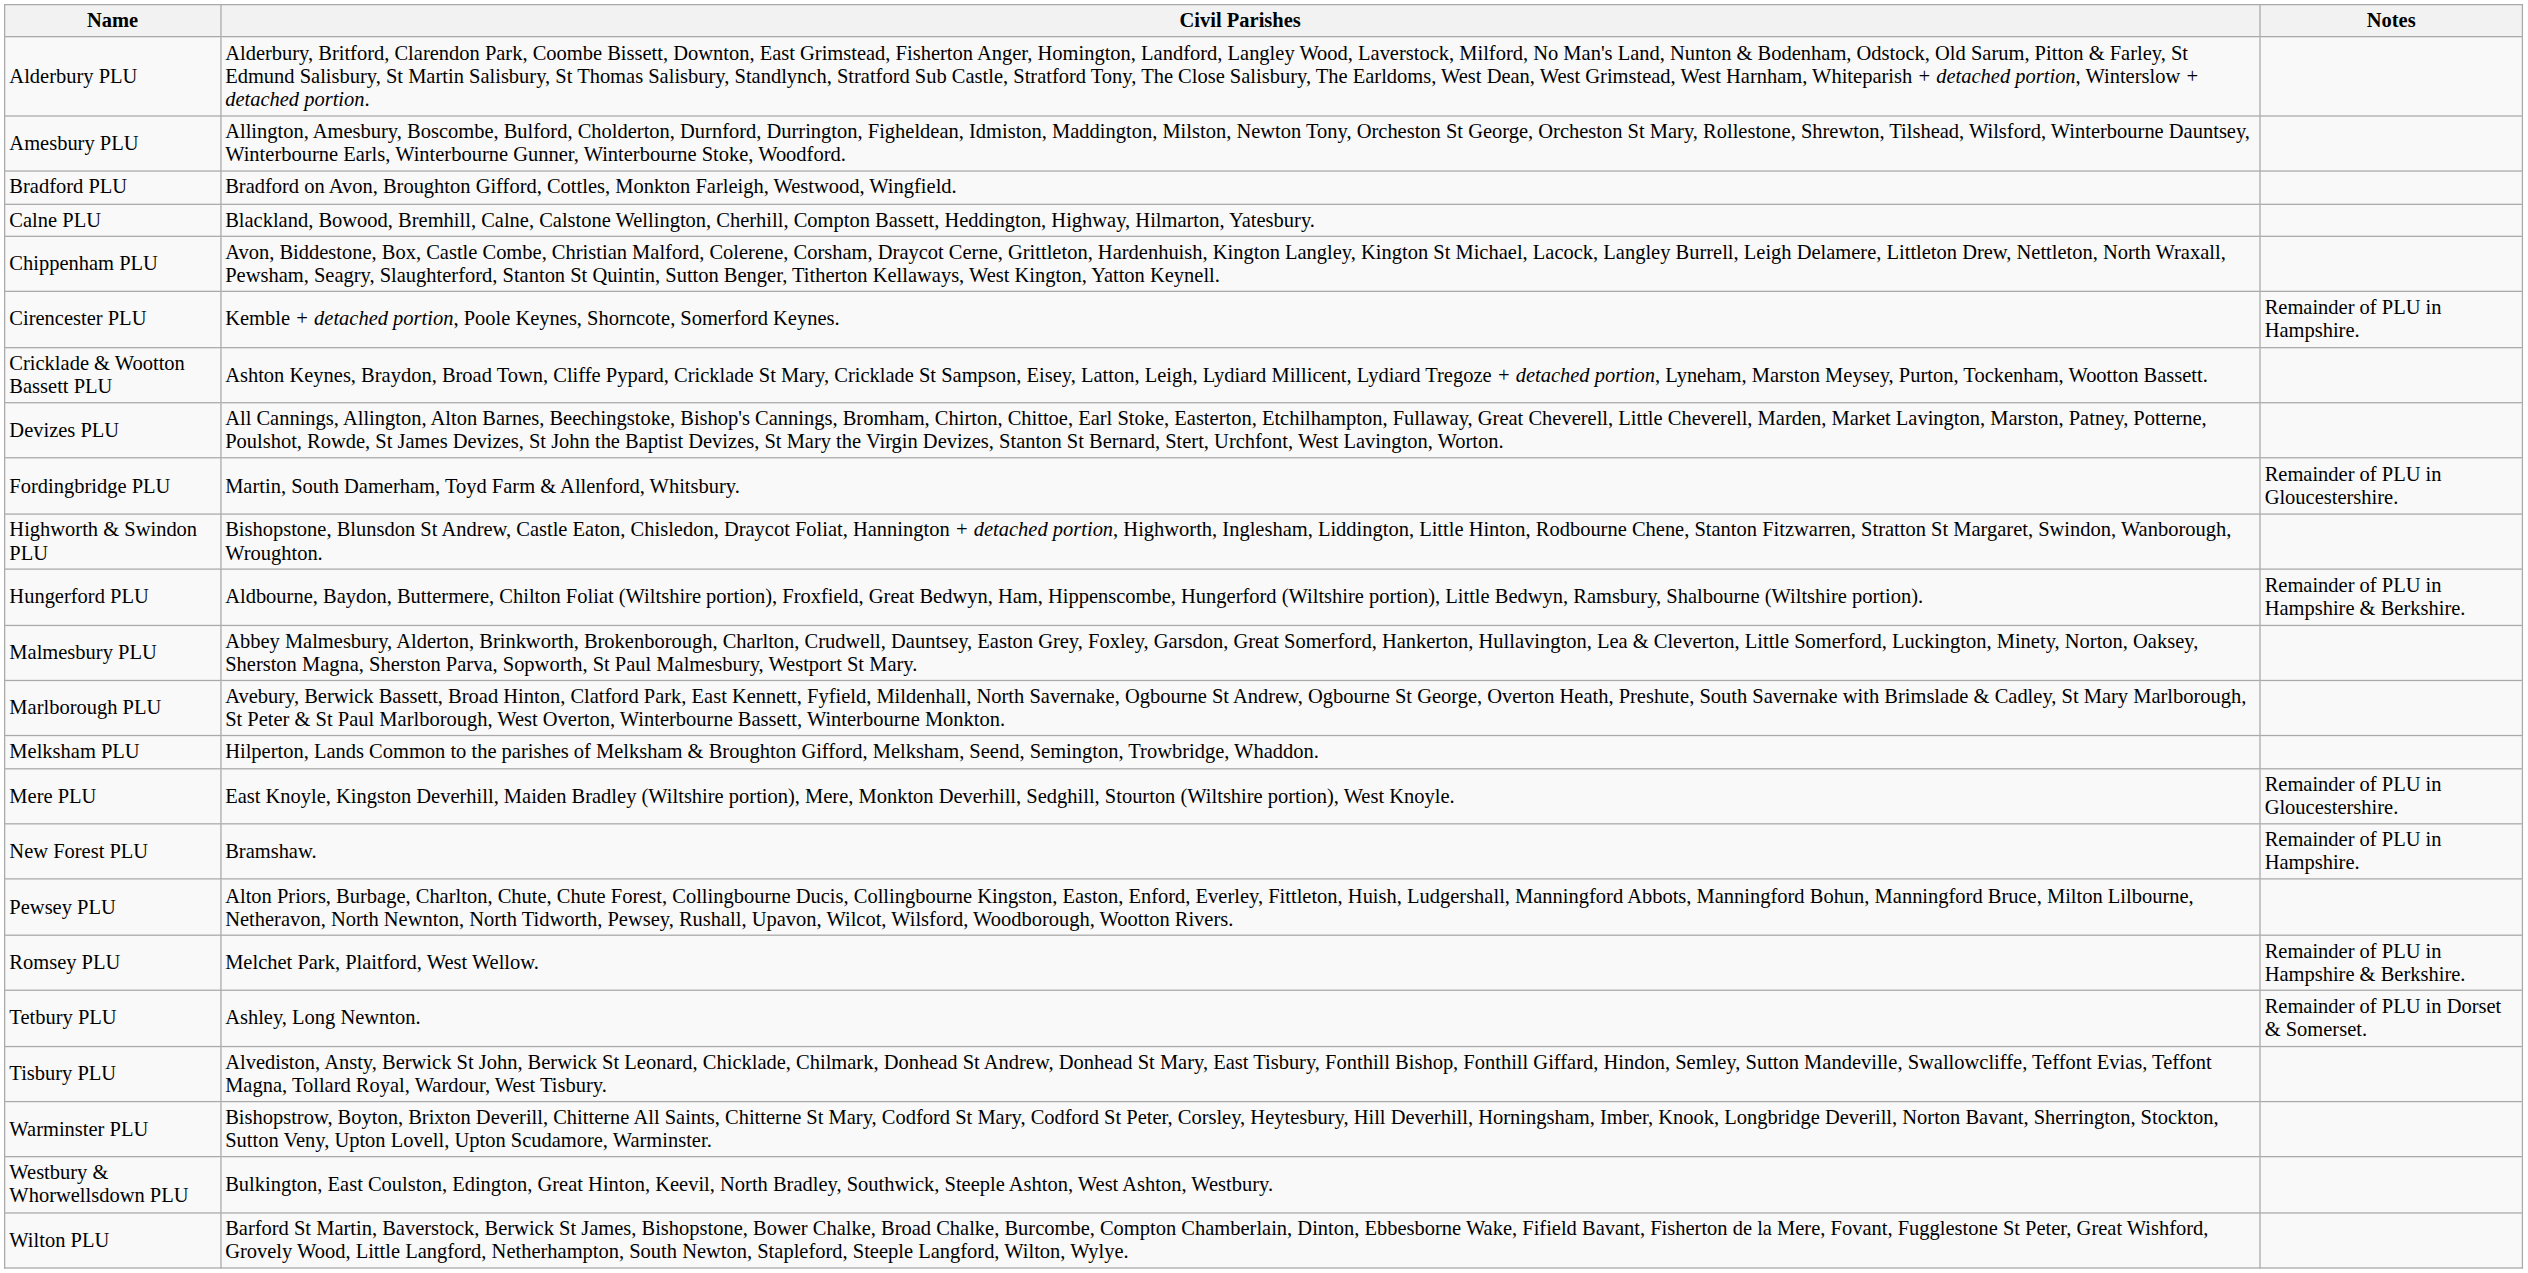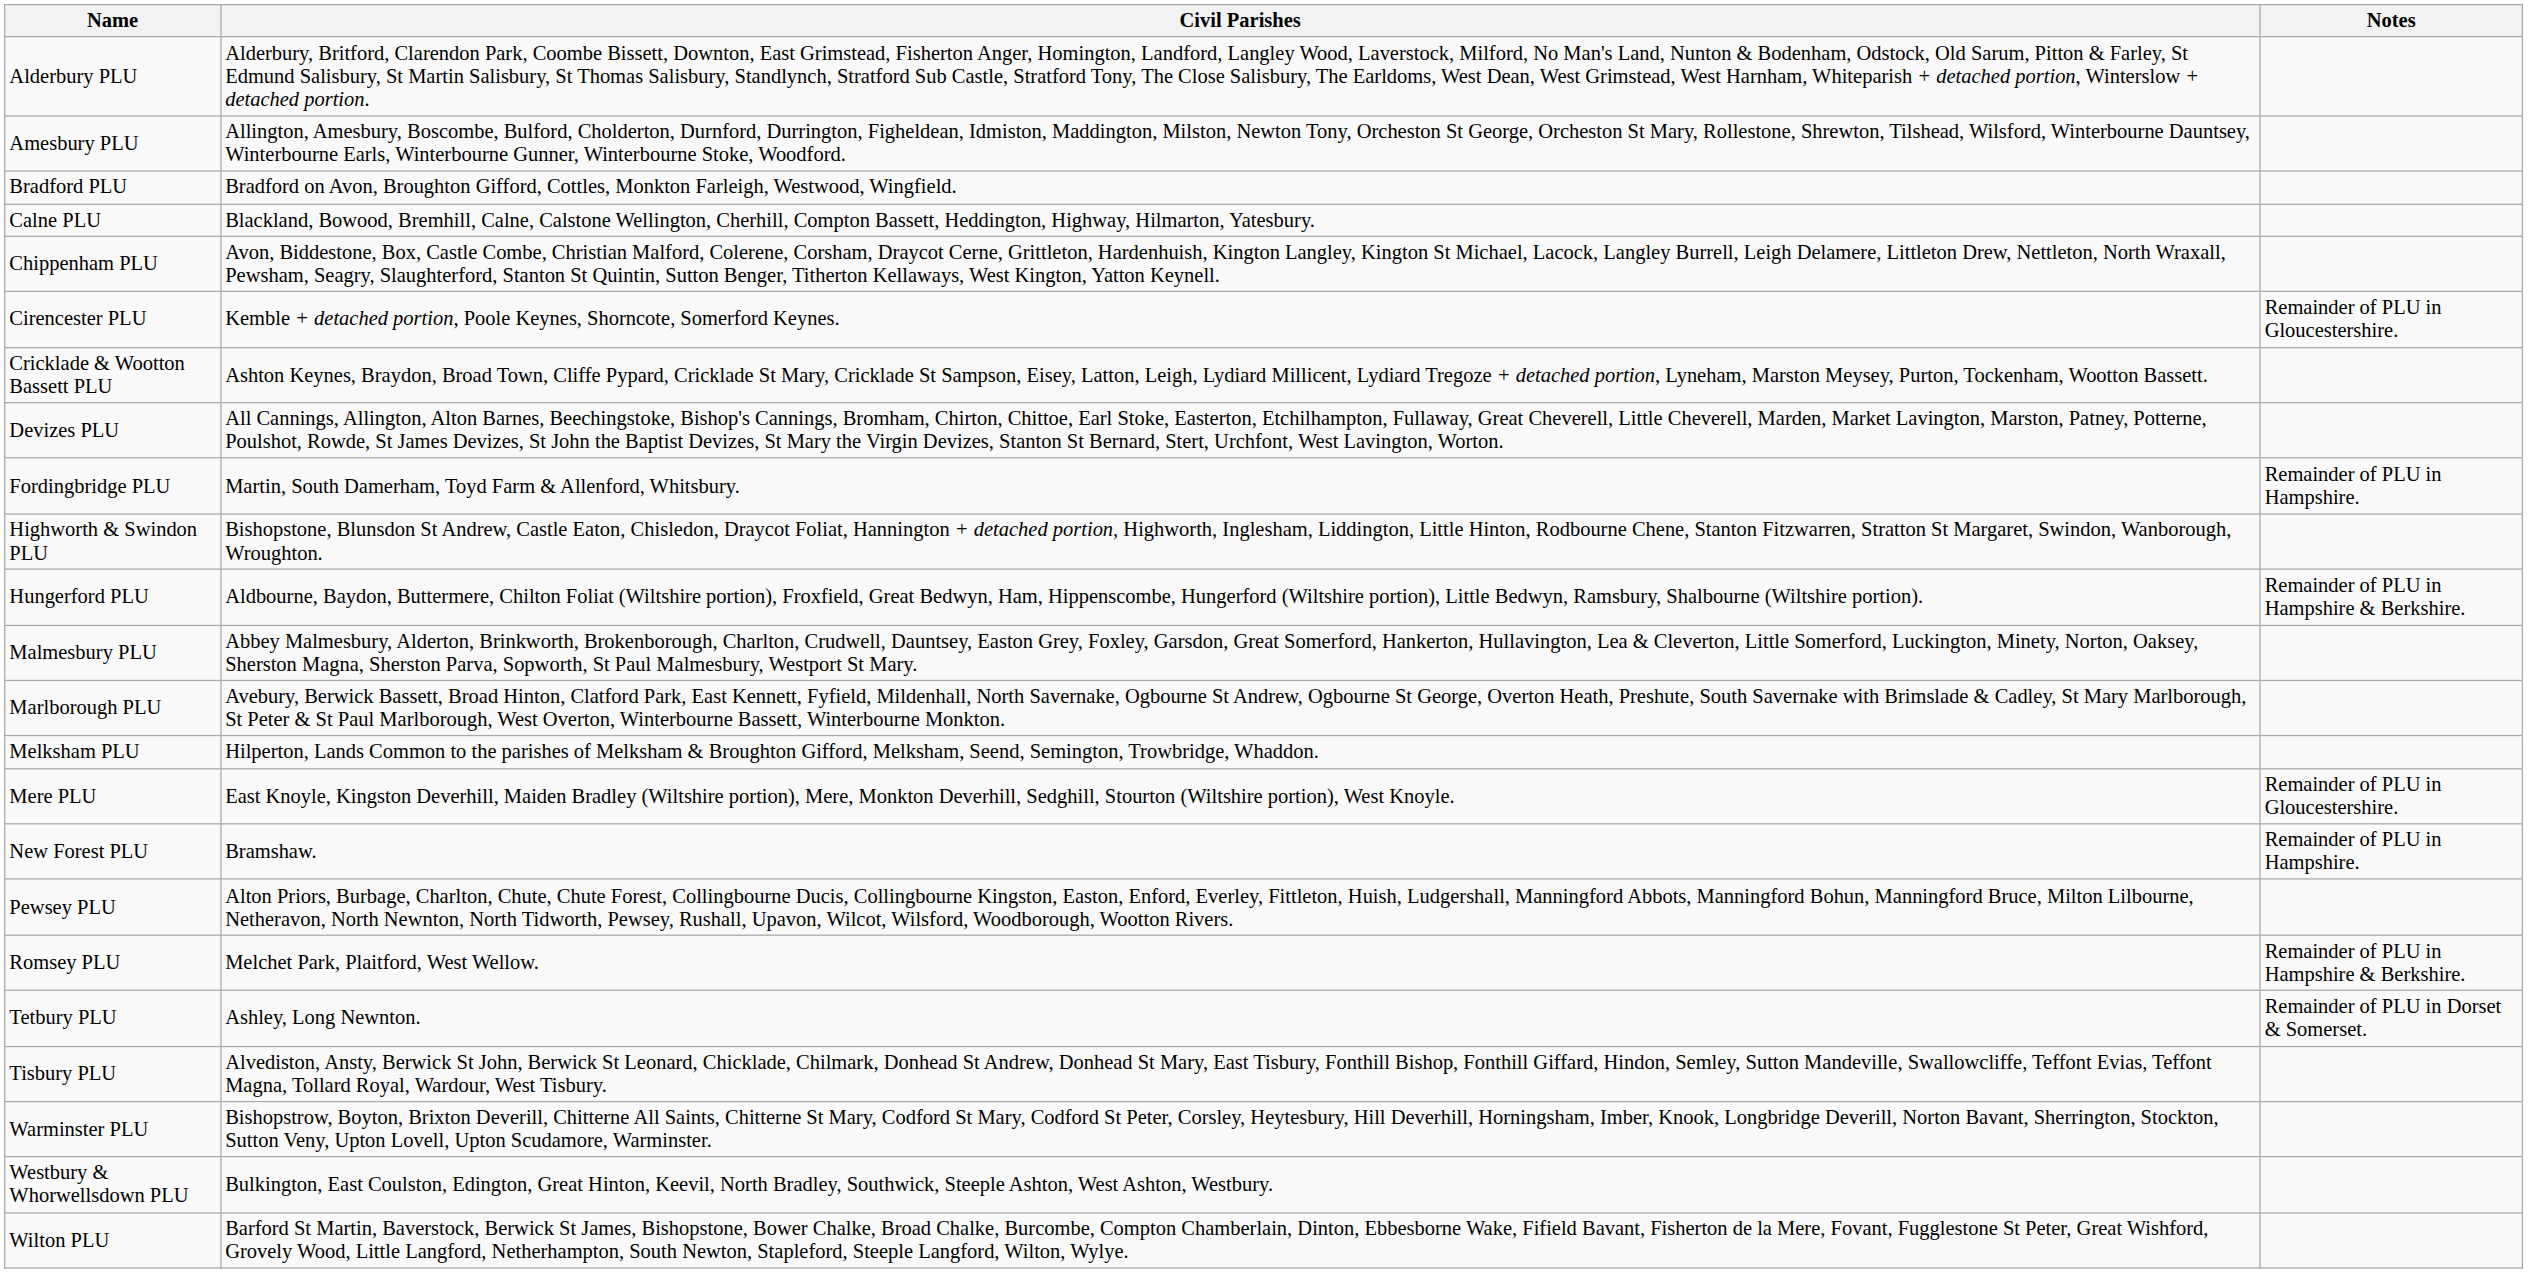(2353, 319) Remainder of PLU in Hampshire. -> (2353, 319) Remainder of PLU in Gloucestershire.
(2353, 485) Remainder of PLU in Gloucestershire. -> (2353, 485) Remainder of PLU in Hampshire.
